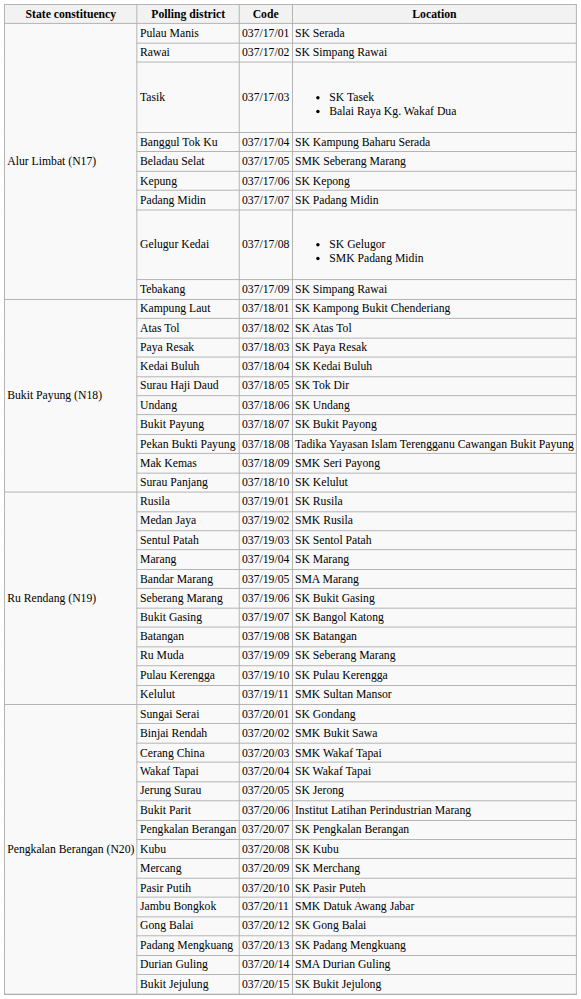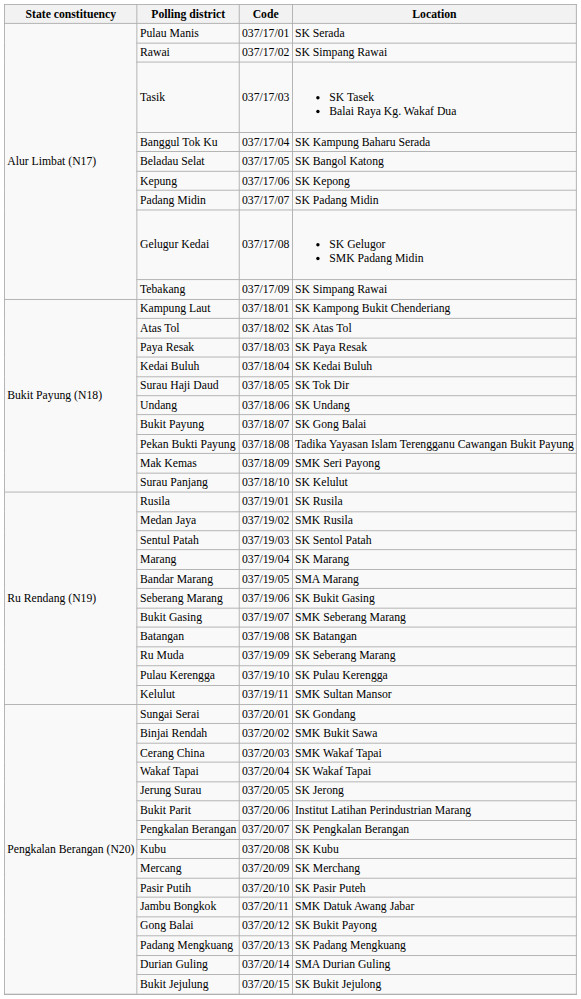(350, 161) SMK Seberang Marang -> (339, 161) SK Bangol Katong
(336, 424) SK Bukit Payong -> (331, 424) SK Gong Balai
(339, 617) SK Bangol Katong -> (350, 617) SMK Seberang Marang
(331, 925) SK Gong Balai -> (336, 925) SK Bukit Payong
